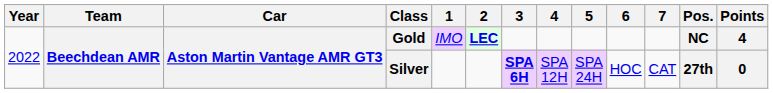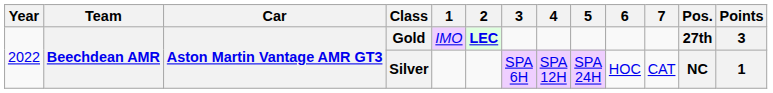(698, 38) NC -> (697, 38) 27th
(742, 38) 4 -> (742, 38) 3
(519, 69) bold -> (519, 69) normal
(698, 69) 27th -> (697, 69) NC
(742, 69) 0 -> (742, 69) 1
